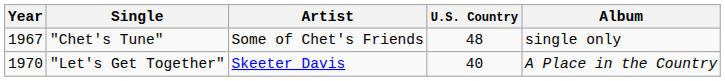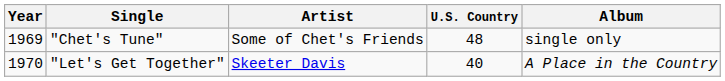(26, 40) 1967 -> (26, 40) 1969
